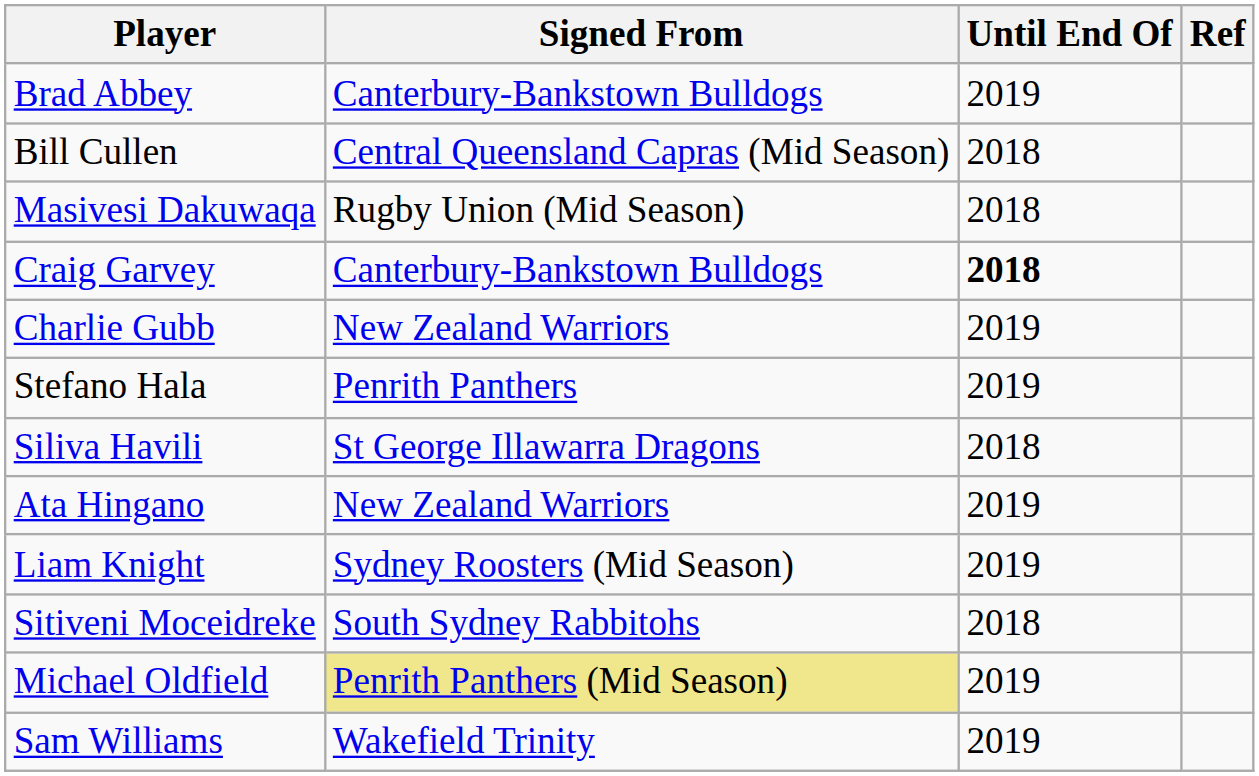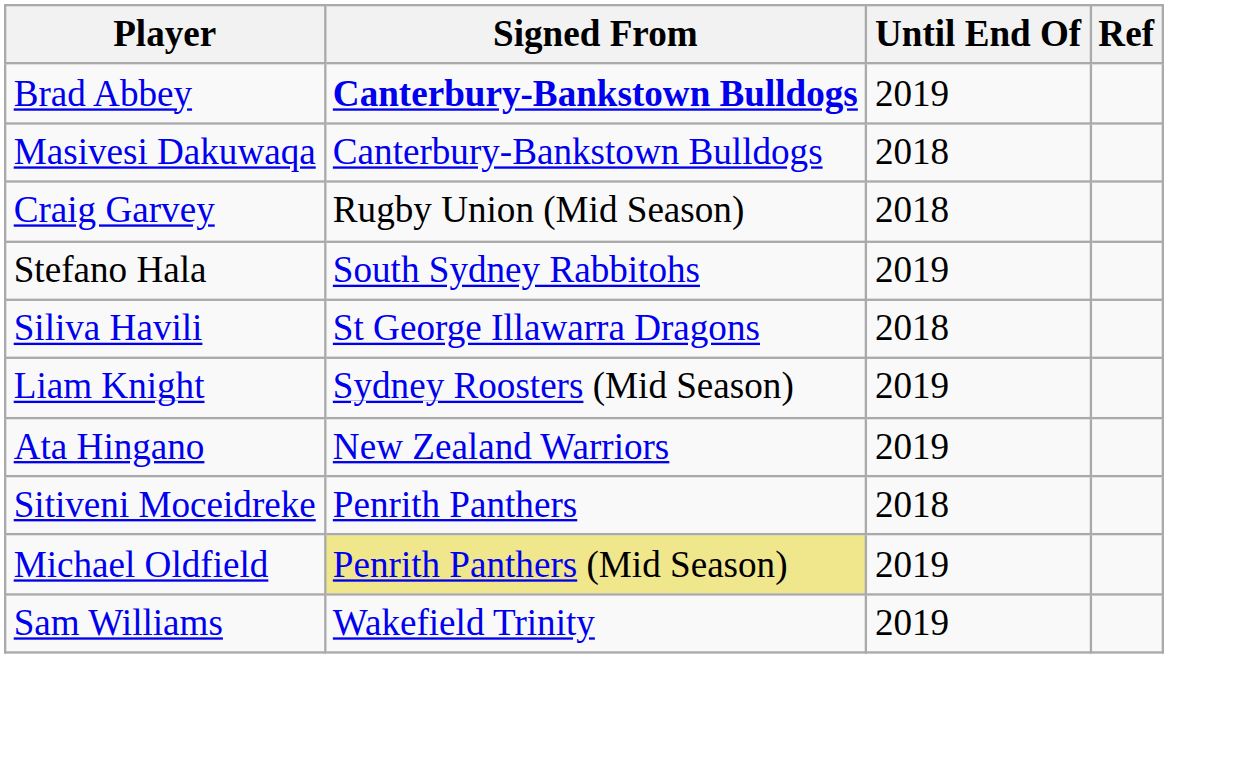(578, 92) normal -> (595, 92) bold
- row: (96, 151)
(539, 210) Rugby Union (Mid Season) -> (578, 151) Canterbury-Bankstown Bulldogs
(578, 269) Canterbury-Bankstown Bulldogs -> (539, 210) Rugby Union (Mid Season)
(1004, 269) bold -> (912, 210) normal
- row: (114, 328)
(455, 387) Penrith Panthers -> (516, 269) South Sydney Rabbitohs
rows swapped: (109, 504) <-> (109, 563)
(516, 622) South Sydney Rabbitohs -> (455, 504) Penrith Panthers
